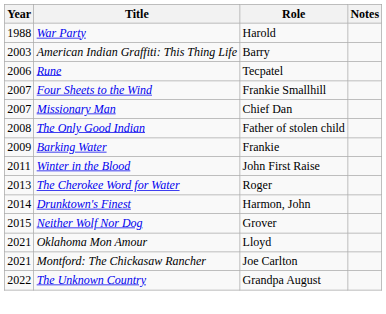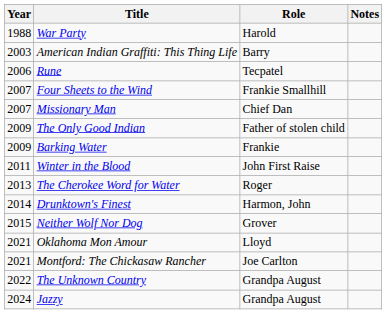(19, 128) 2008 -> (19, 128) 2009
+ row: (50, 299)
